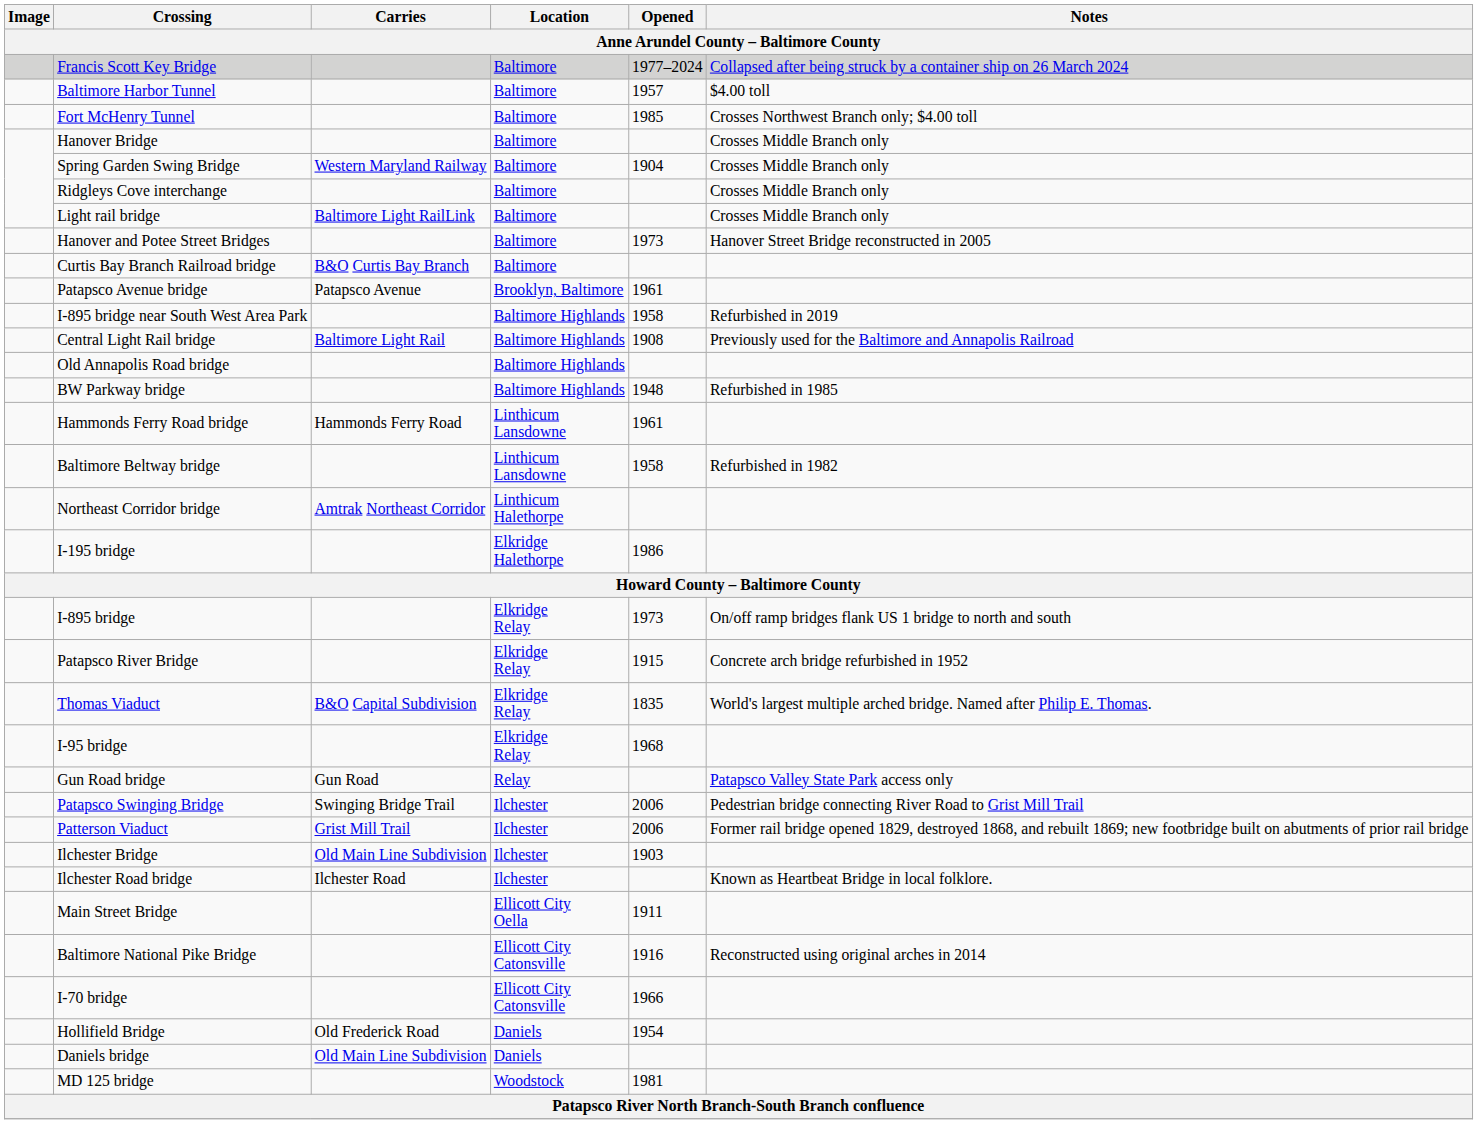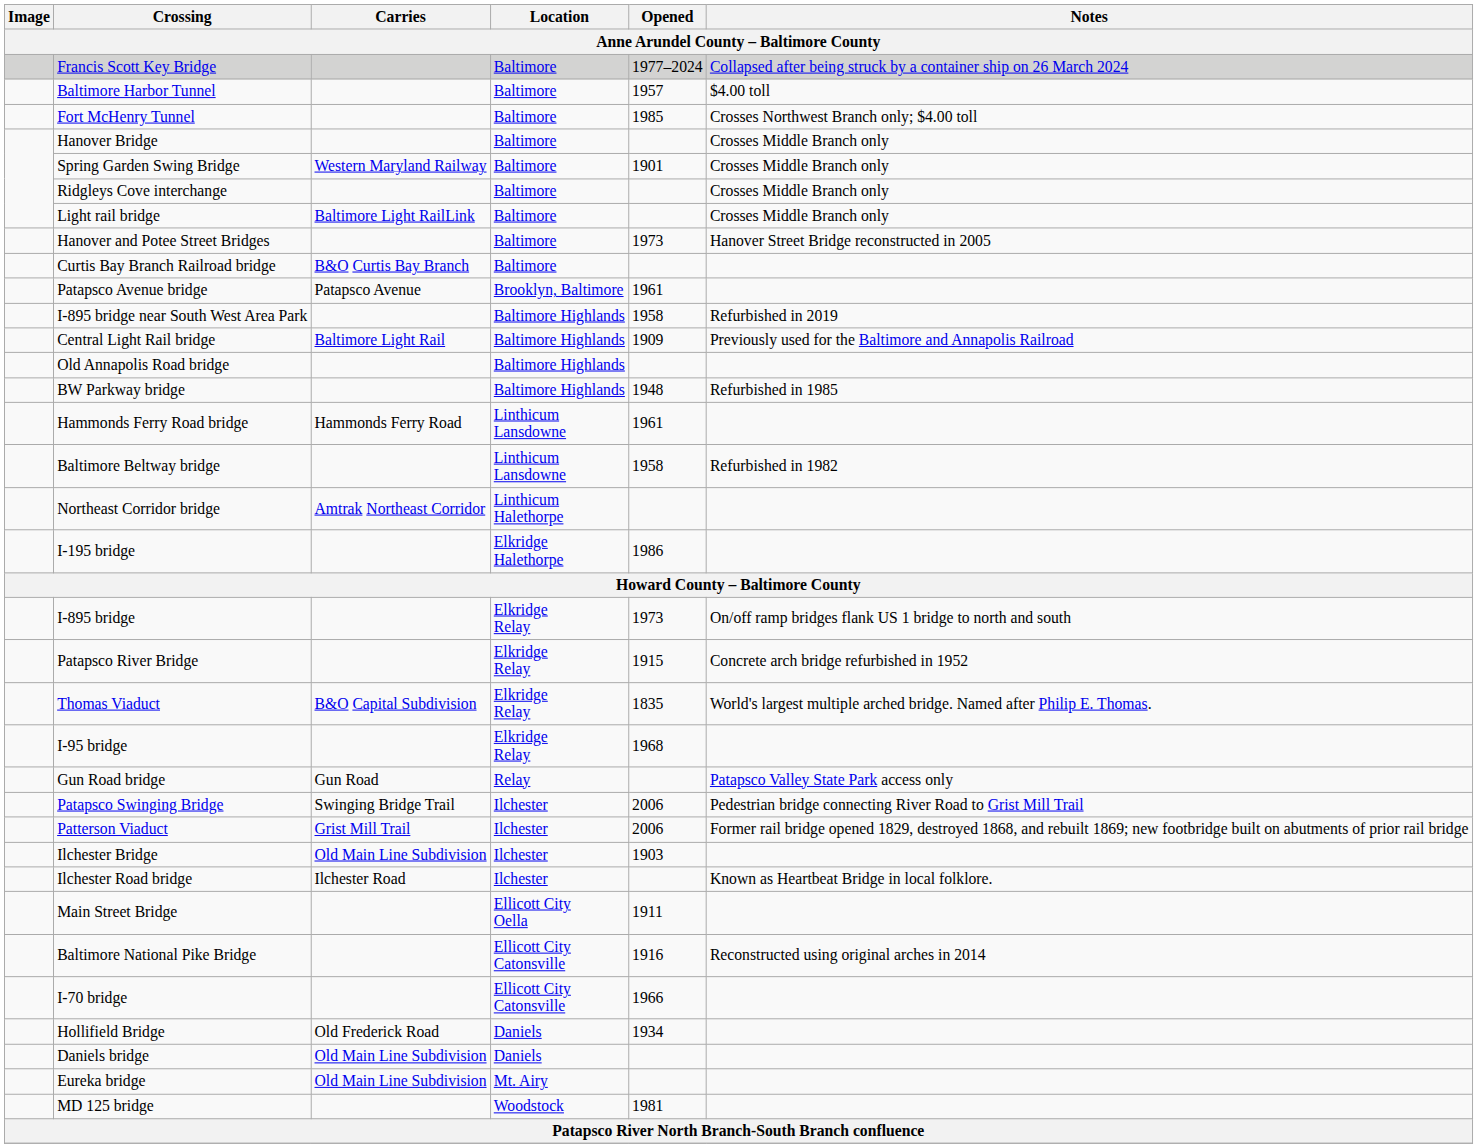(648, 166) 1904 -> (648, 166) 1901
(648, 340) 1908 -> (648, 340) 1909
(648, 1031) 1954 -> (648, 1031) 1934
+ row: (101, 1081)
